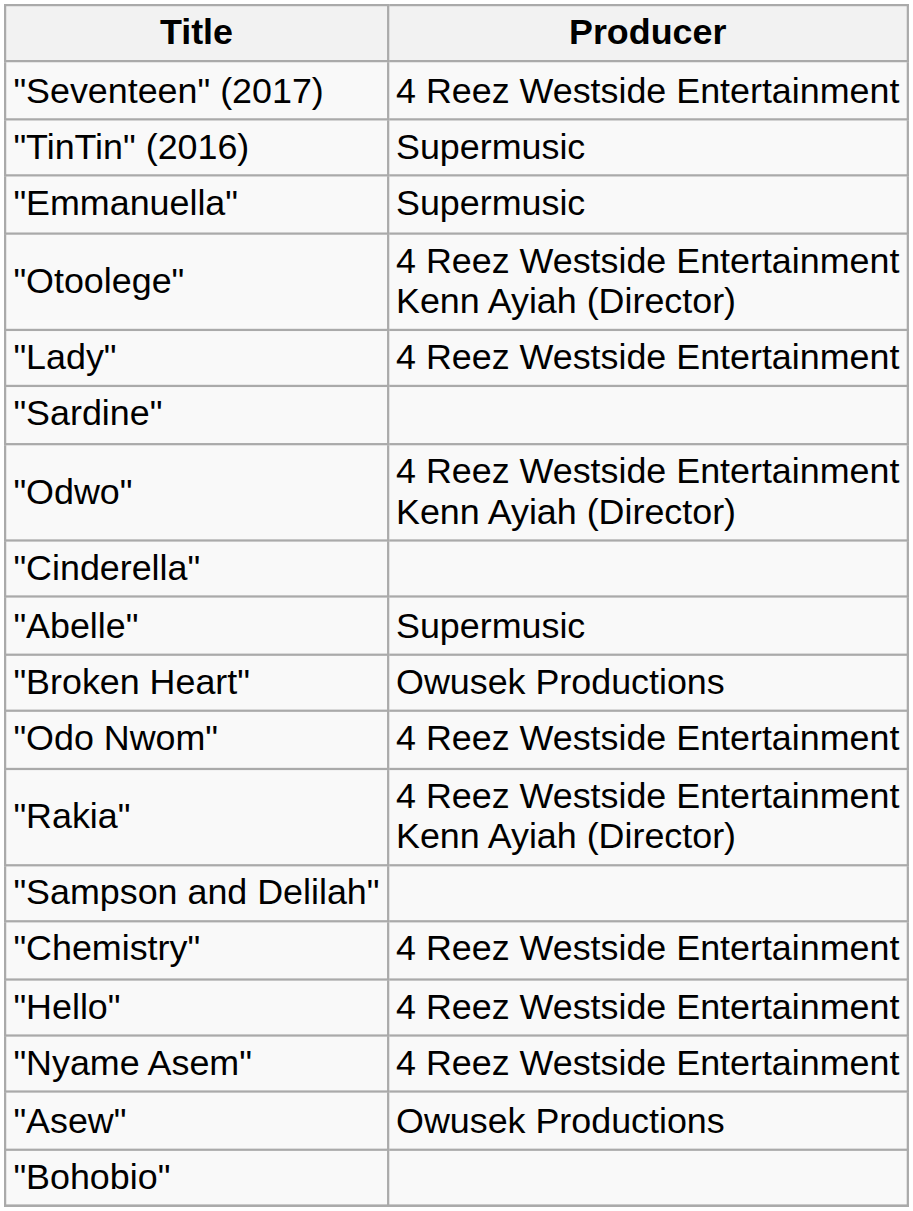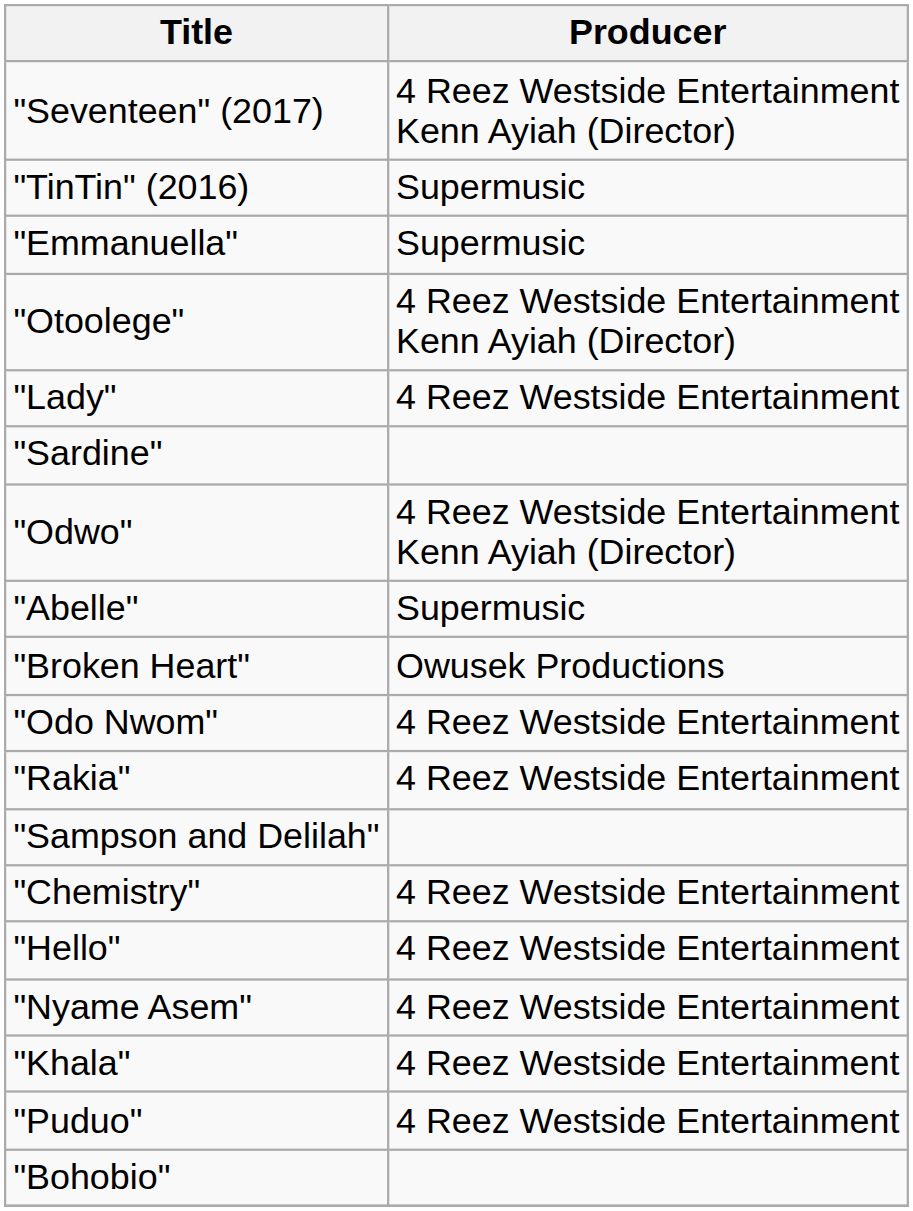(648, 89) 4 Reez Westside Entertainment -> (648, 109) 4 Reez Westside Entertainment Kenn Ayiah (Director)
- row: (107, 568)
(648, 815) 4 Reez Westside Entertainment Kenn Ayiah (Director) -> (648, 779) 4 Reez Westside Entertainment
+ row: (72, 1063)
+ row: (78, 1120)
- row: (70, 1120)
